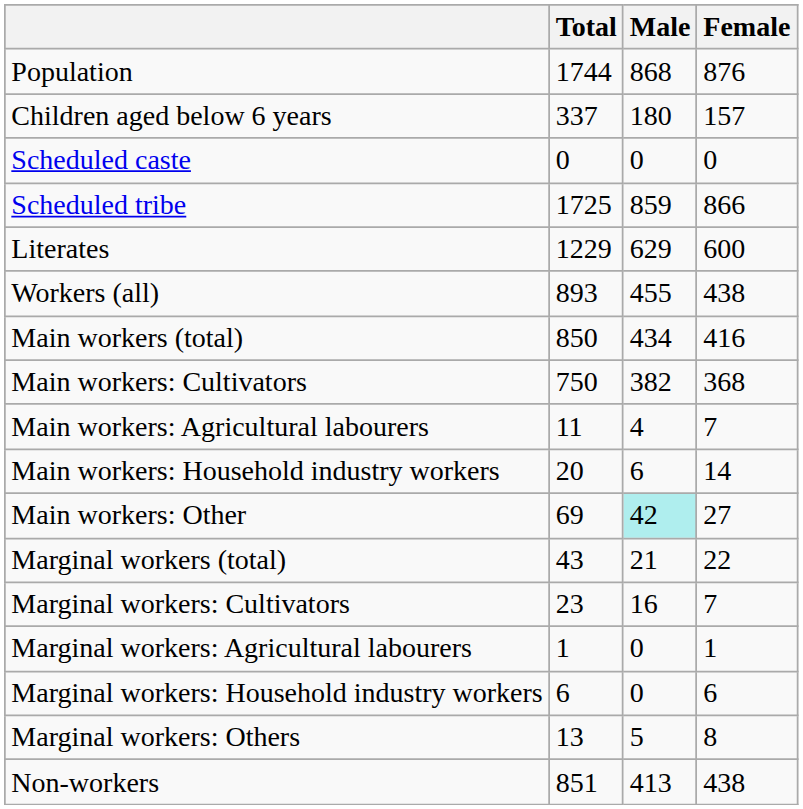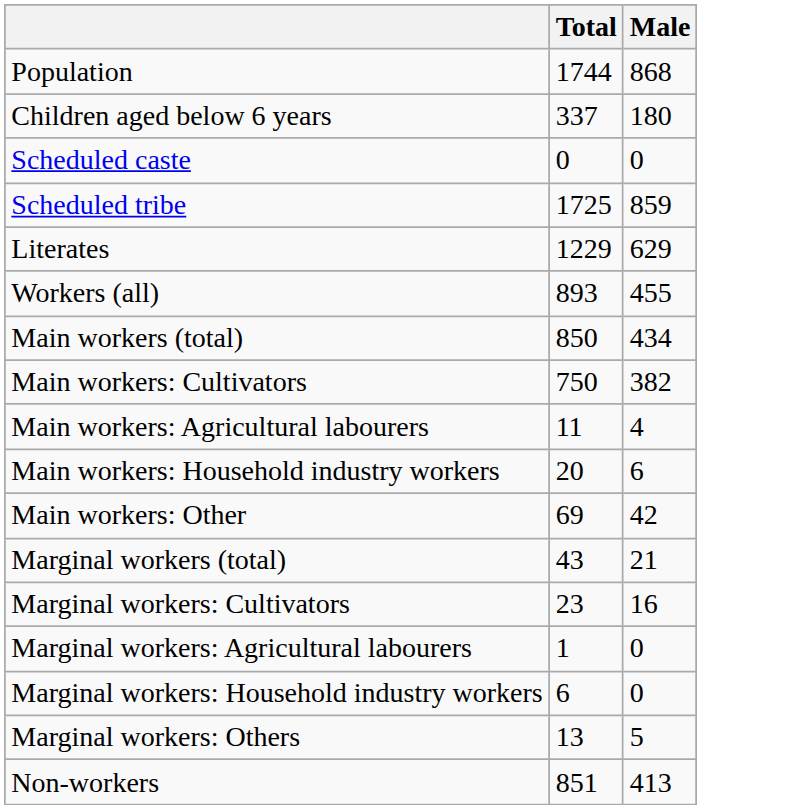- column: (747, 26)
(644, 515) paleturquoise background -> (644, 515) no background
